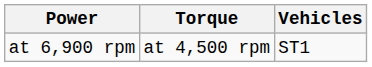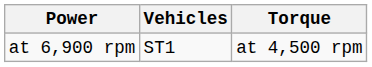columns swapped: (207, 19) <-> (320, 19)
